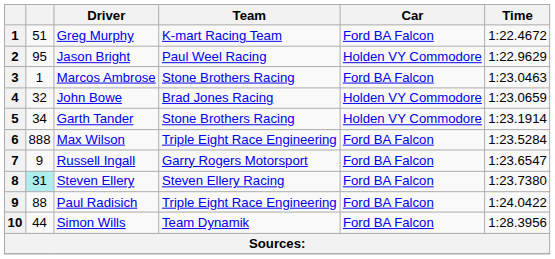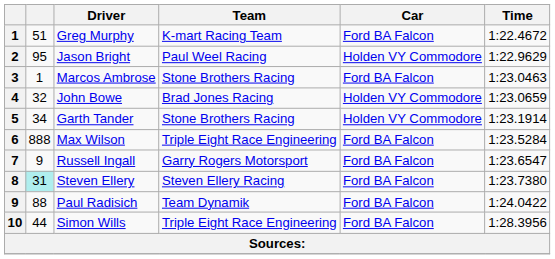(249, 202) Triple Eight Race Engineering -> (206, 202) Team Dynamik
(206, 222) Team Dynamik -> (249, 222) Triple Eight Race Engineering
